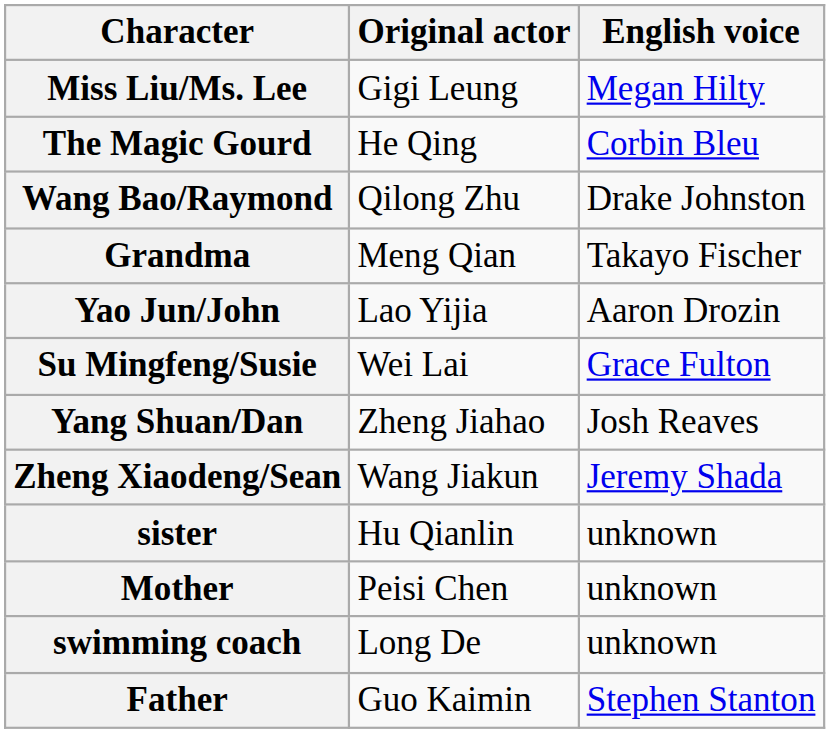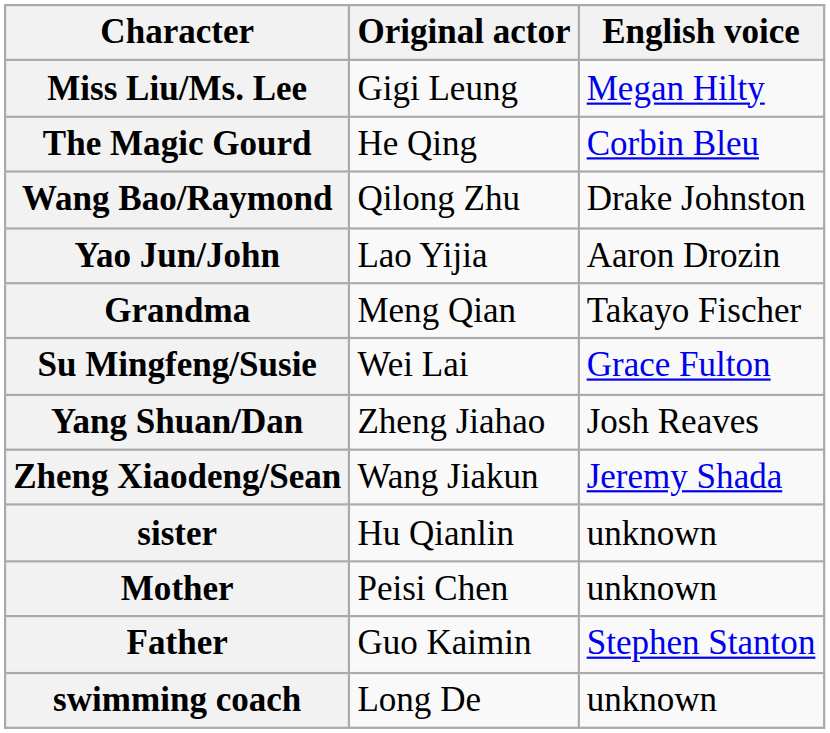rows swapped: (177, 254) <-> (177, 310)
rows swapped: (177, 699) <-> (177, 643)
